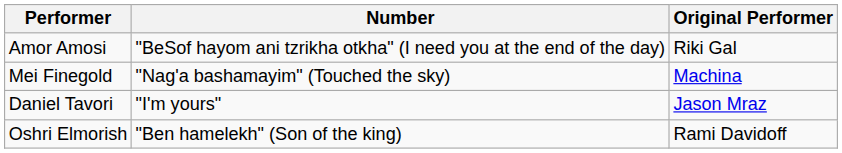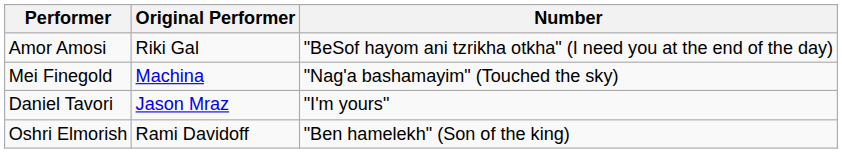columns swapped: (400, 18) <-> (753, 18)
